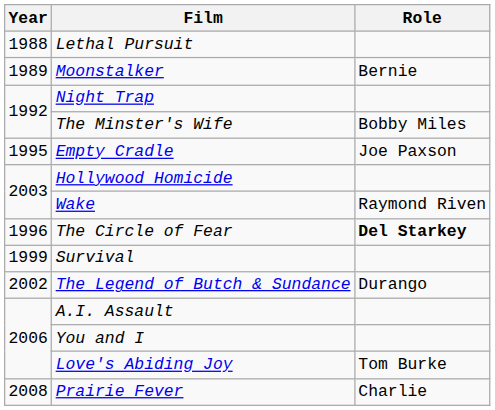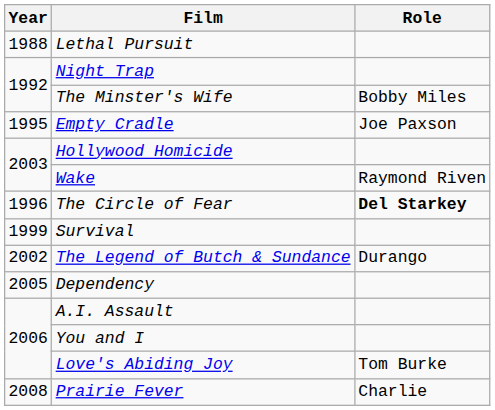- row: (110, 71)
+ row: (105, 285)
